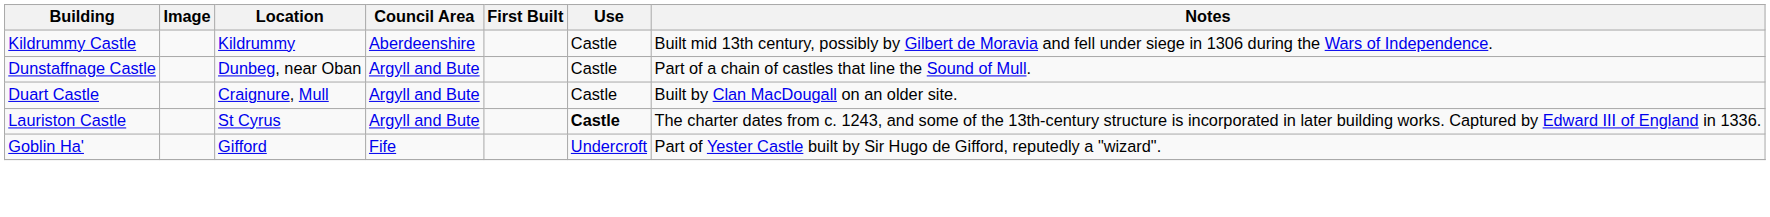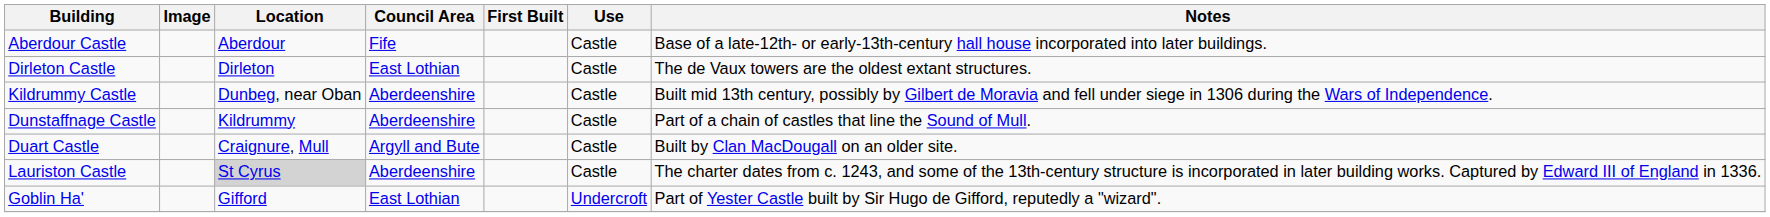+ row: (67, 43)
+ row: (62, 69)
(257, 43) Kildrummy -> (290, 95) Dunbeg, near Oban
(290, 69) Dunbeg, near Oban -> (257, 120) Kildrummy
(424, 69) Argyll and Bute -> (422, 120) Aberdeenshire
(249, 120) no background -> (249, 172) lightgrey background
(424, 120) Argyll and Bute -> (422, 172) Aberdeenshire
(595, 120) bold -> (594, 172) normal
(383, 146) Fife -> (414, 198) East Lothian
